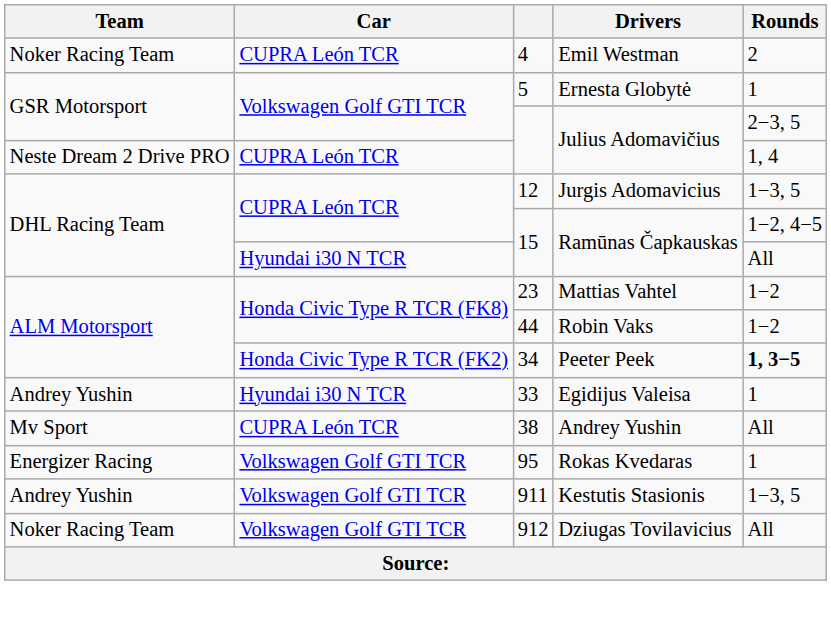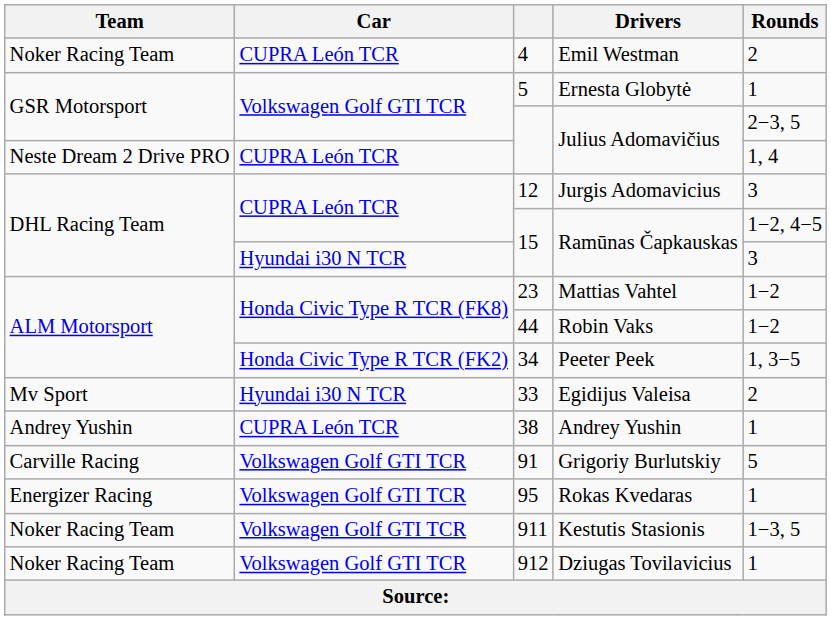(774, 190) 1−3, 5 -> (753, 190) 3
(761, 258) All -> (753, 258) 3
(774, 359) bold -> (774, 359) normal
(71, 393) Andrey Yushin -> (49, 393) Mv Sport
(753, 393) 1 -> (753, 393) 2
(49, 427) Mv Sport -> (71, 427) Andrey Yushin
(761, 427) All -> (753, 427) 1
+ row: (353, 461)
(71, 495) Andrey Yushin -> (92, 529) Noker Racing Team
(761, 529) All -> (753, 563) 1
